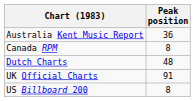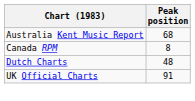(168, 35) 36 -> (168, 35) 68
- row: (47, 90)
